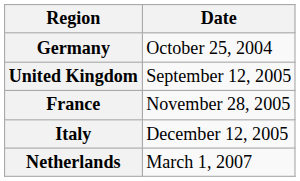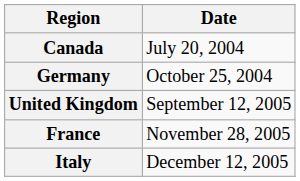+ row: (73, 47)
- row: (73, 162)
